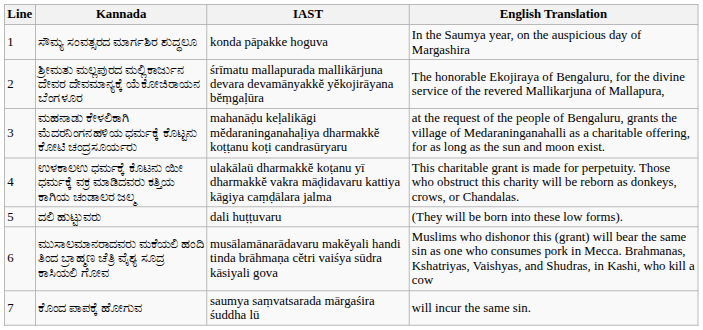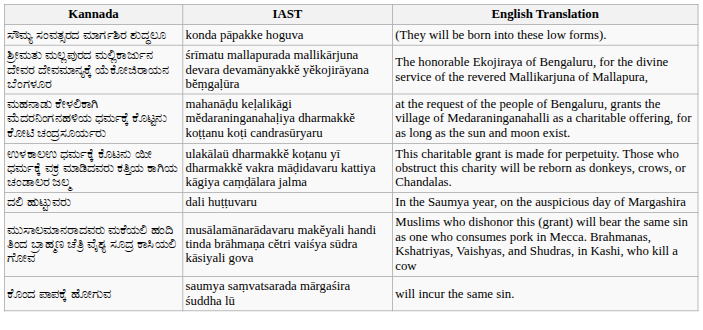- column: (20, 14)
(527, 42) In the Saumya year, on the auspicious day of Margashira -> (501, 34) (They will be born into these low forms).
(517, 216) (They will be born into these low forms). -> (541, 202) In the Saumya year, on the auspicious day of Margashira
